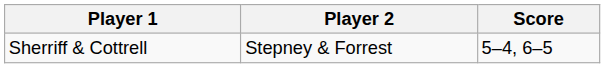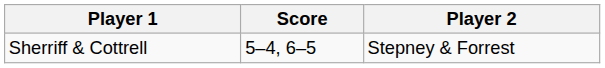columns swapped: (359, 18) <-> (539, 18)
